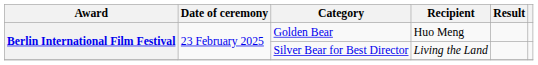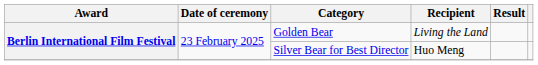(439, 32) Huo Meng -> (451, 32) Living the Land
(451, 50) Living the Land -> (439, 50) Huo Meng
